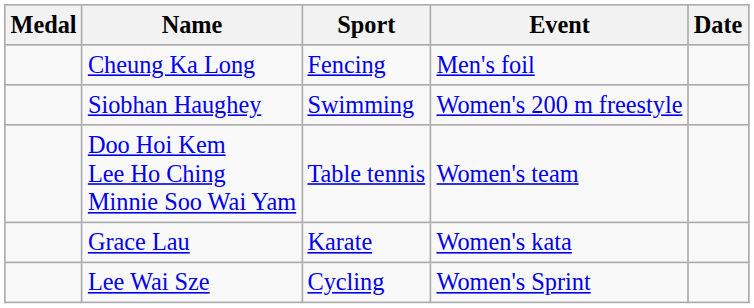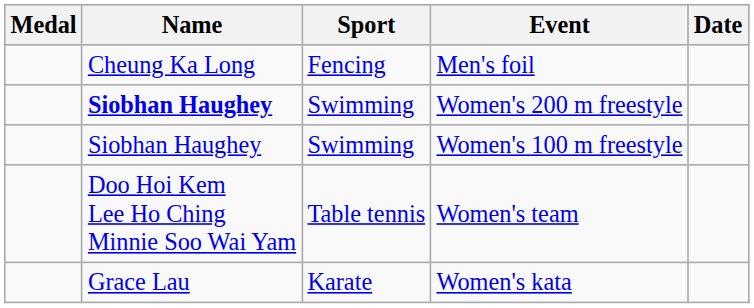(175, 104) normal -> (180, 104) bold
+ row: (560, 145)
- row: (514, 282)
